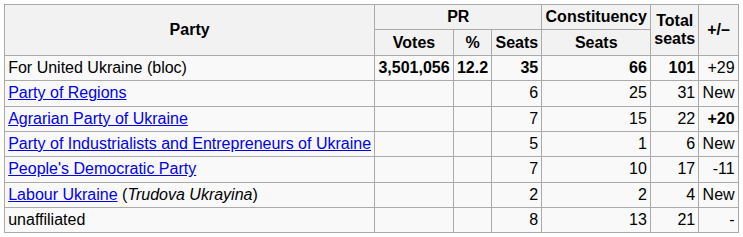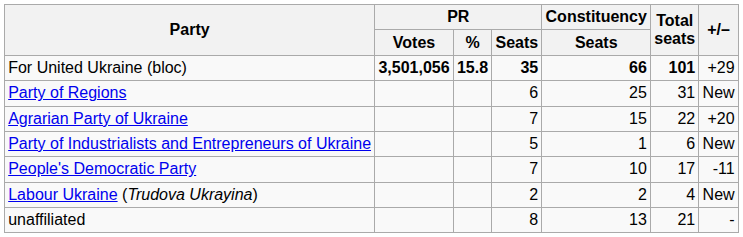(473, 67) 12.2 -> (473, 67) 15.8
(721, 118) bold -> (721, 118) normal
